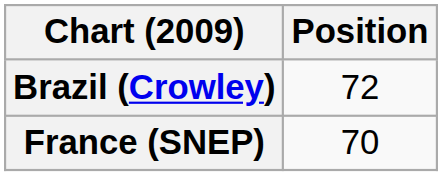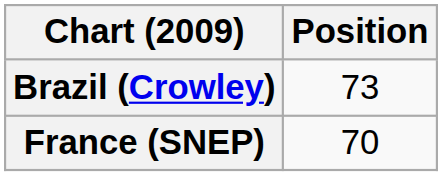(360, 87) 72 -> (360, 87) 73
